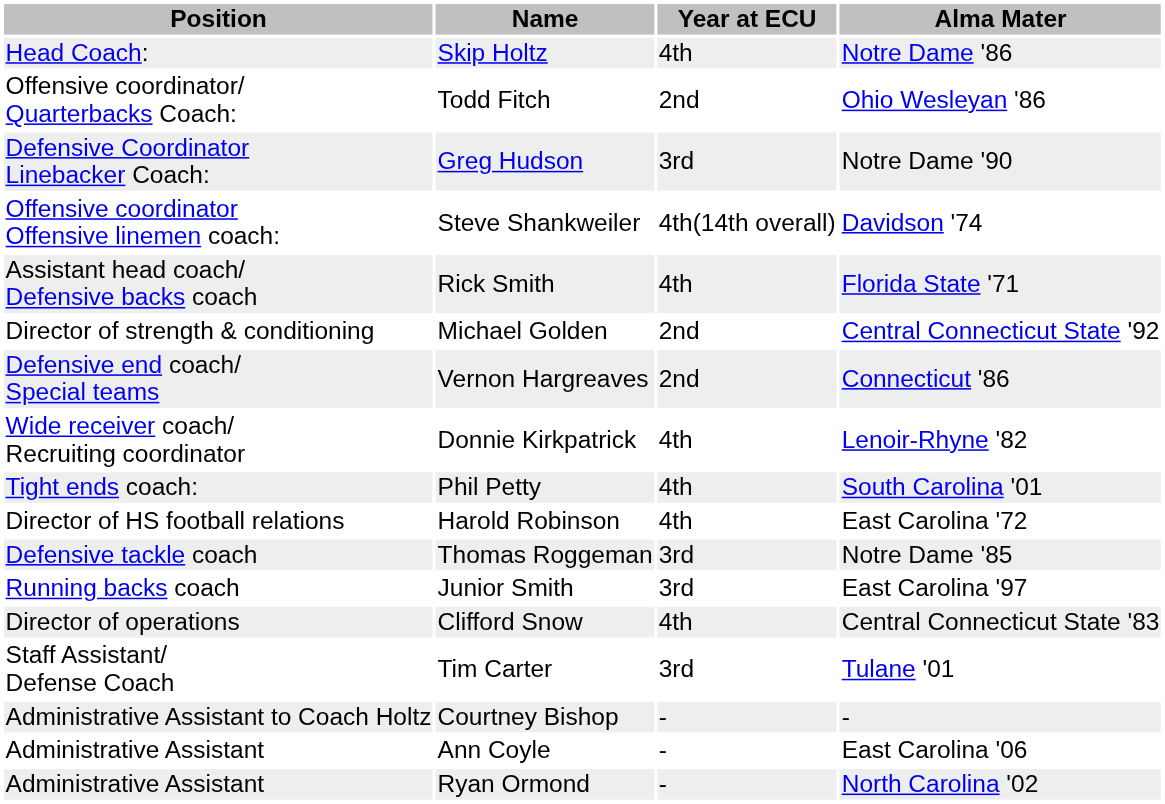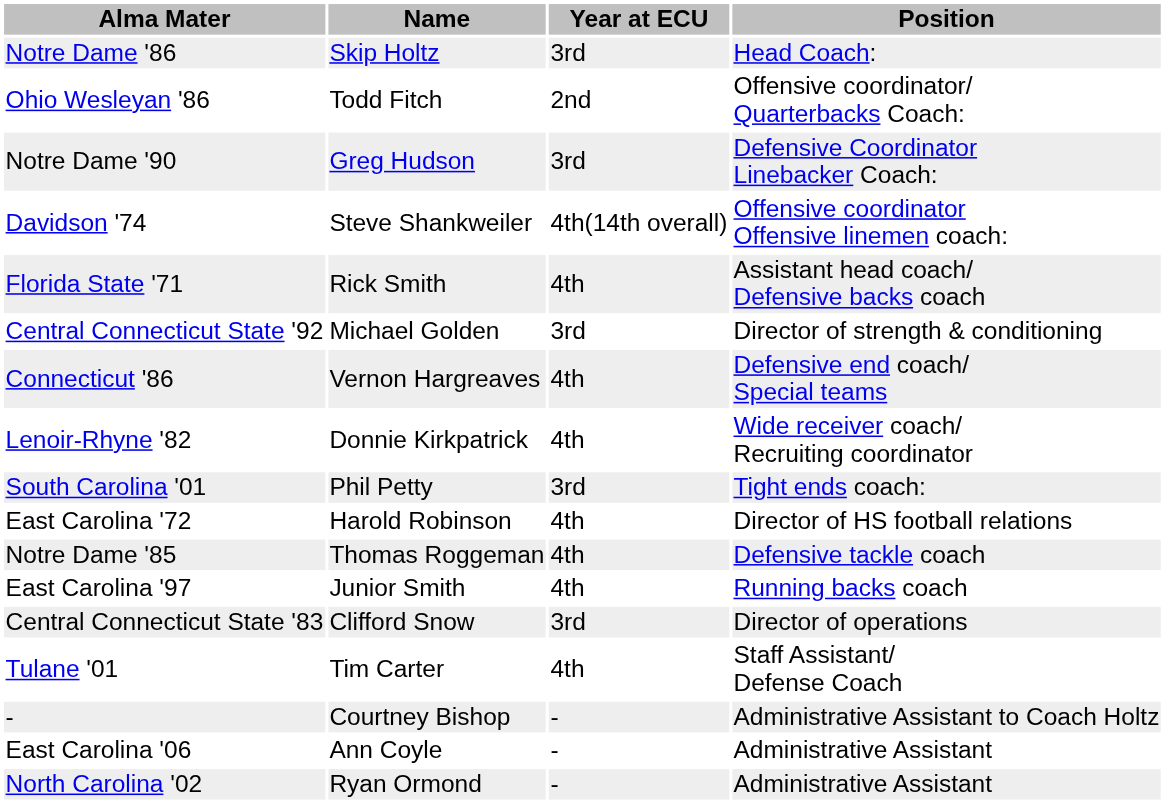columns swapped: (219, 19) <-> (1001, 19)
(676, 52) 4th -> (568, 52) 3rd
(679, 331) 2nd -> (568, 331) 3rd
(679, 378) 2nd -> (568, 378) 4th
(676, 487) 4th -> (568, 487) 3rd
(676, 554) 3rd -> (568, 554) 4th
(676, 588) 3rd -> (568, 588) 4th
(676, 621) 4th -> (568, 621) 3rd
(676, 669) 3rd -> (568, 669) 4th
